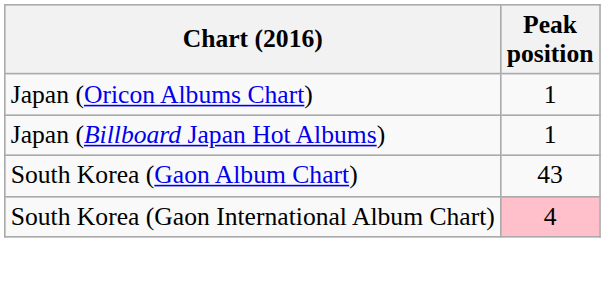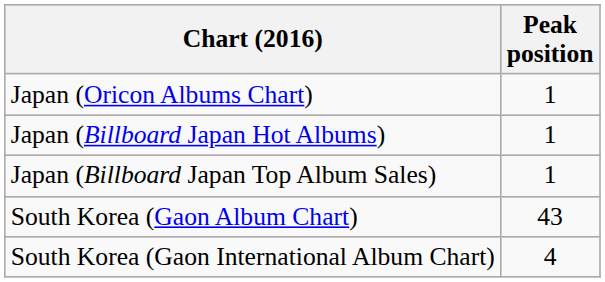+ row: (223, 175)
(550, 216) pink background -> (550, 256) no background
